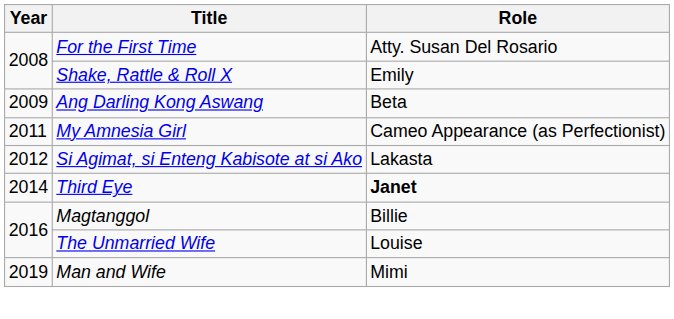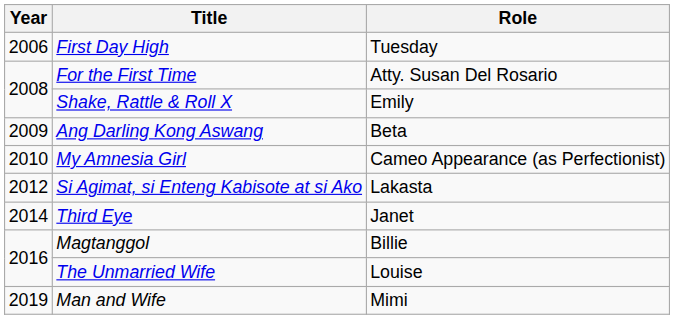+ row: (113, 46)
(28, 131) 2011 -> (28, 159) 2010
(393, 187) bold -> (392, 215) normal
